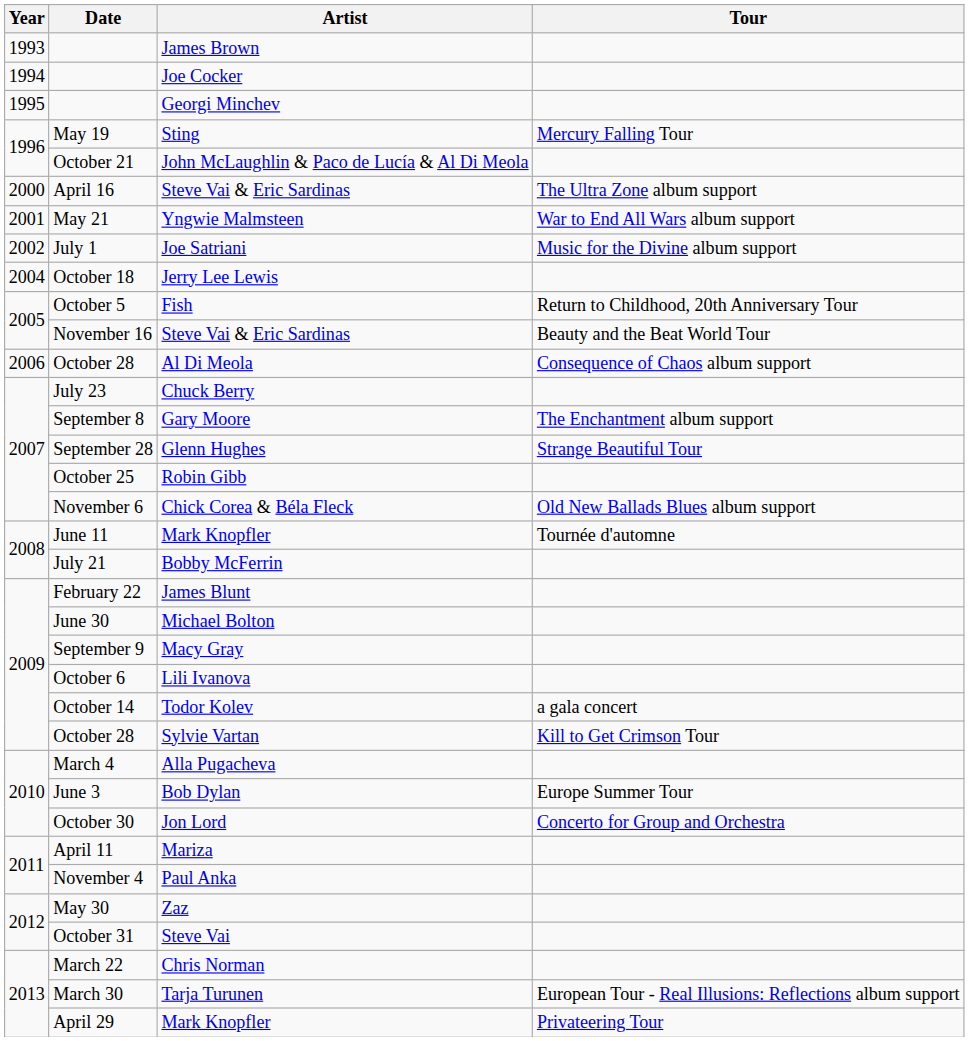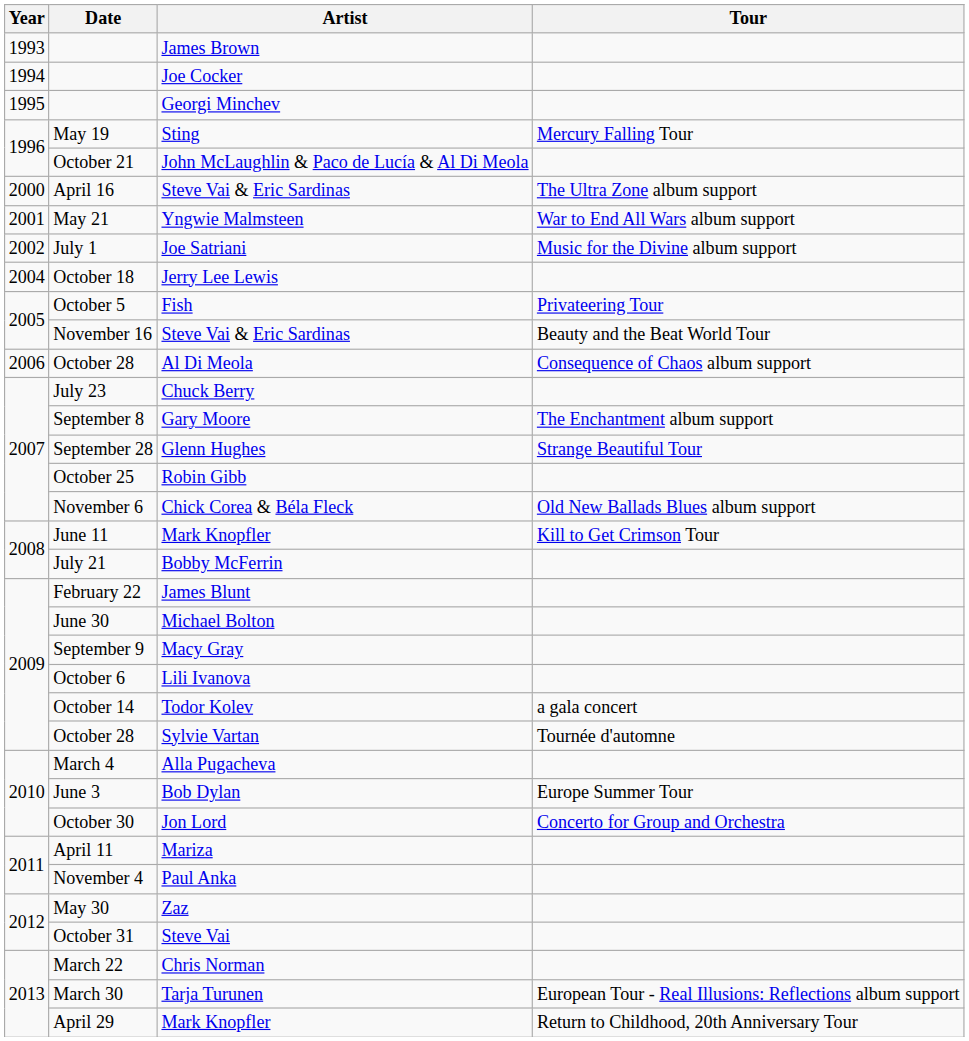(697, 305) Return to Childhood, 20th Anniversary Tour -> (600, 305) Privateering Tour
(606, 534) Tournée d'automne -> (628, 534) Kill to Get Crimson Tour
(628, 735) Kill to Get Crimson Tour -> (606, 735) Tournée d'automne
(600, 1022) Privateering Tour -> (697, 1022) Return to Childhood, 20th Anniversary Tour
